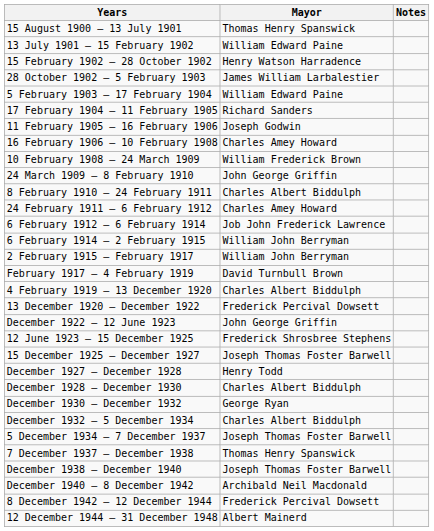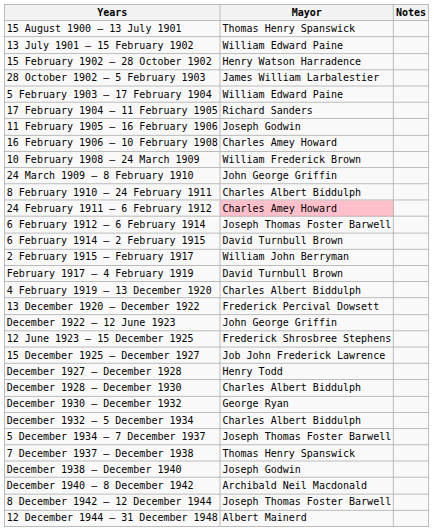(280, 208) no background -> (280, 208) pink background
(304, 225) Job John Frederick Lawrence -> (307, 225) Joseph Thomas Foster Barwell
(286, 241) William John Berryman -> (283, 241) David Turnbull Brown
(307, 355) Joseph Thomas Foster Barwell -> (304, 355) Job John Frederick Lawrence
(307, 469) Joseph Thomas Foster Barwell -> (262, 469) Joseph Godwin
(301, 502) Frederick Percival Dowsett -> (307, 502) Joseph Thomas Foster Barwell
